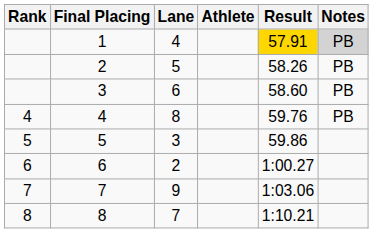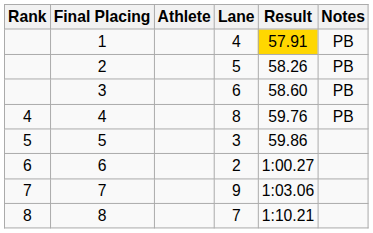columns swapped: (176, 16) <-> (228, 16)
(343, 41) lightgrey background -> (343, 41) no background
